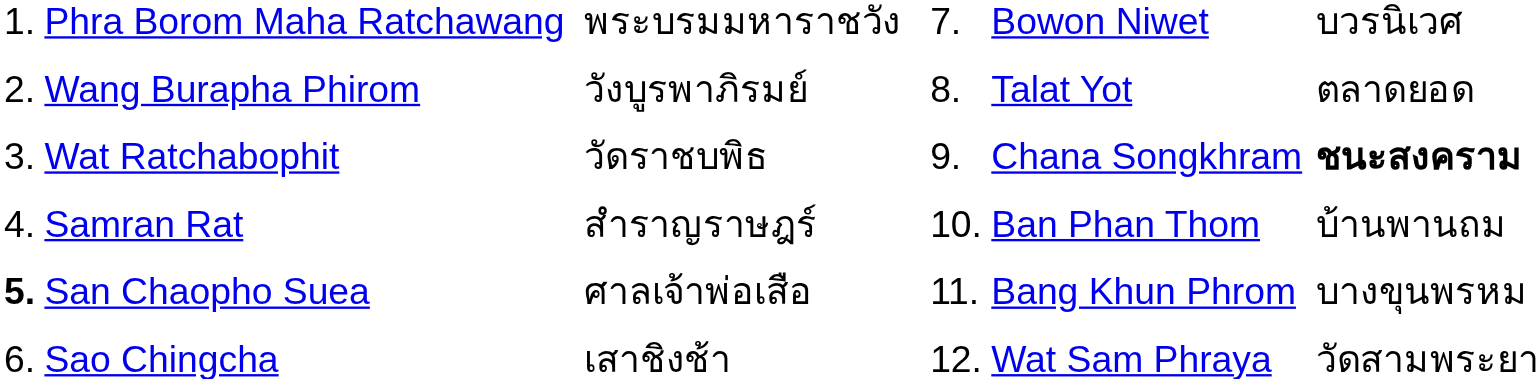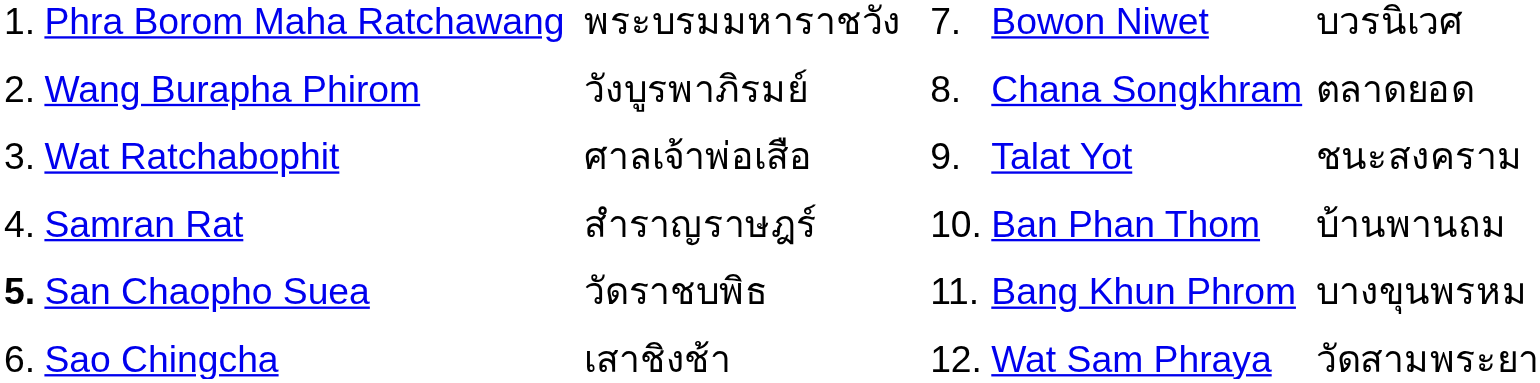(1062, 88) Talat Yot -> (1147, 88) Chana Songkhram
(676, 156) วัดราชบพิธ -> (698, 156) ศาลเจ้าพ่อเสือ
(1147, 155) Chana Songkhram -> (1062, 155) Talat Yot
(1419, 156) bold -> (1419, 156) normal
(698, 291) ศาลเจ้าพ่อเสือ -> (676, 291) วัดราชบพิธ
